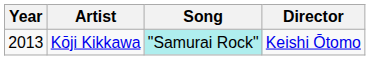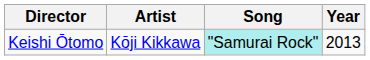columns swapped: (26, 17) <-> (313, 17)
